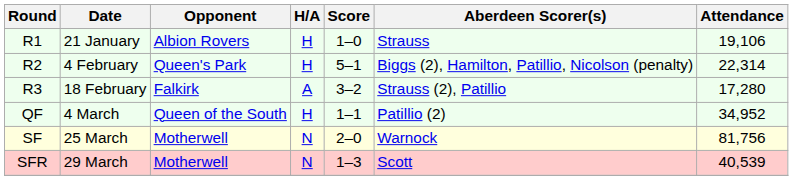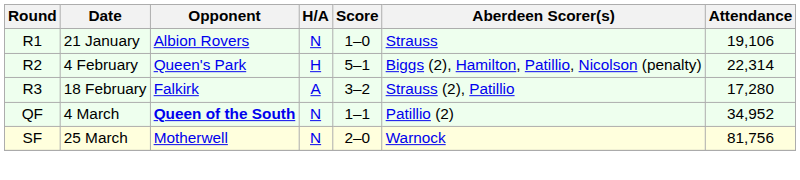(307, 41) H -> (316, 41) N
(220, 114) normal -> (224, 114) bold
(307, 114) H -> (316, 114) N
- row: (32, 162)
